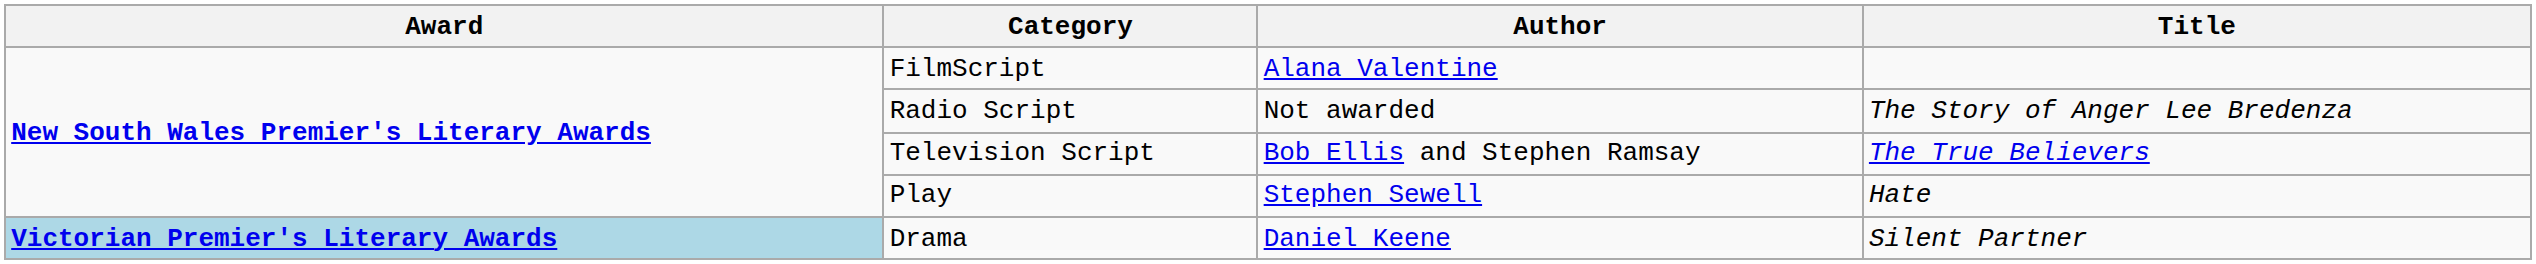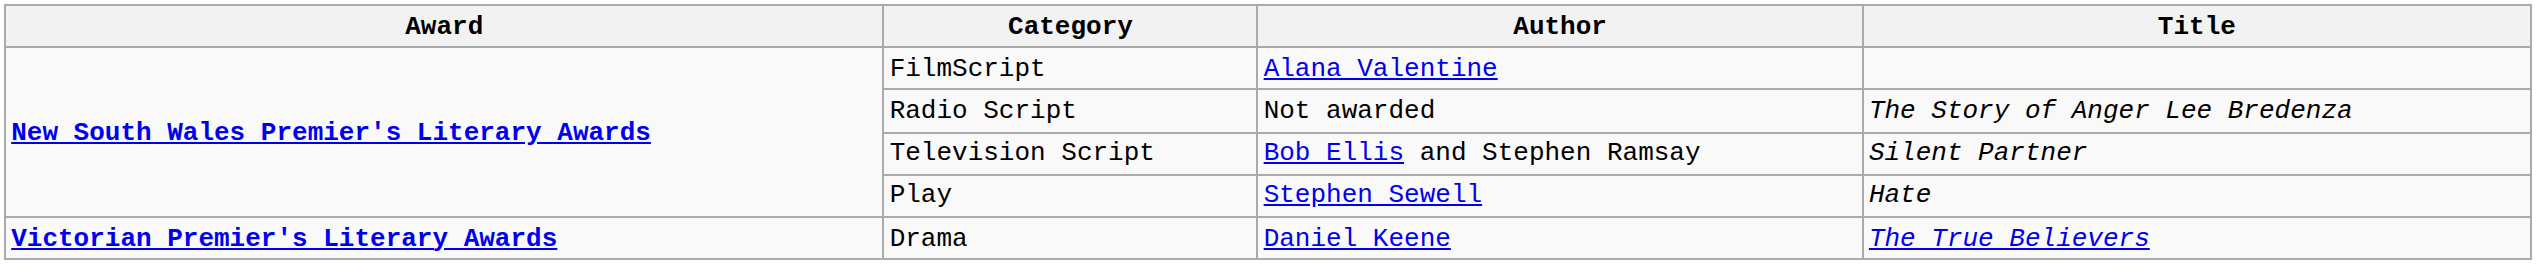(2009, 153) The True Believers -> (1978, 153) Silent Partner
(284, 238) lightblue background -> (284, 238) no background
(1978, 238) Silent Partner -> (2009, 238) The True Believers
